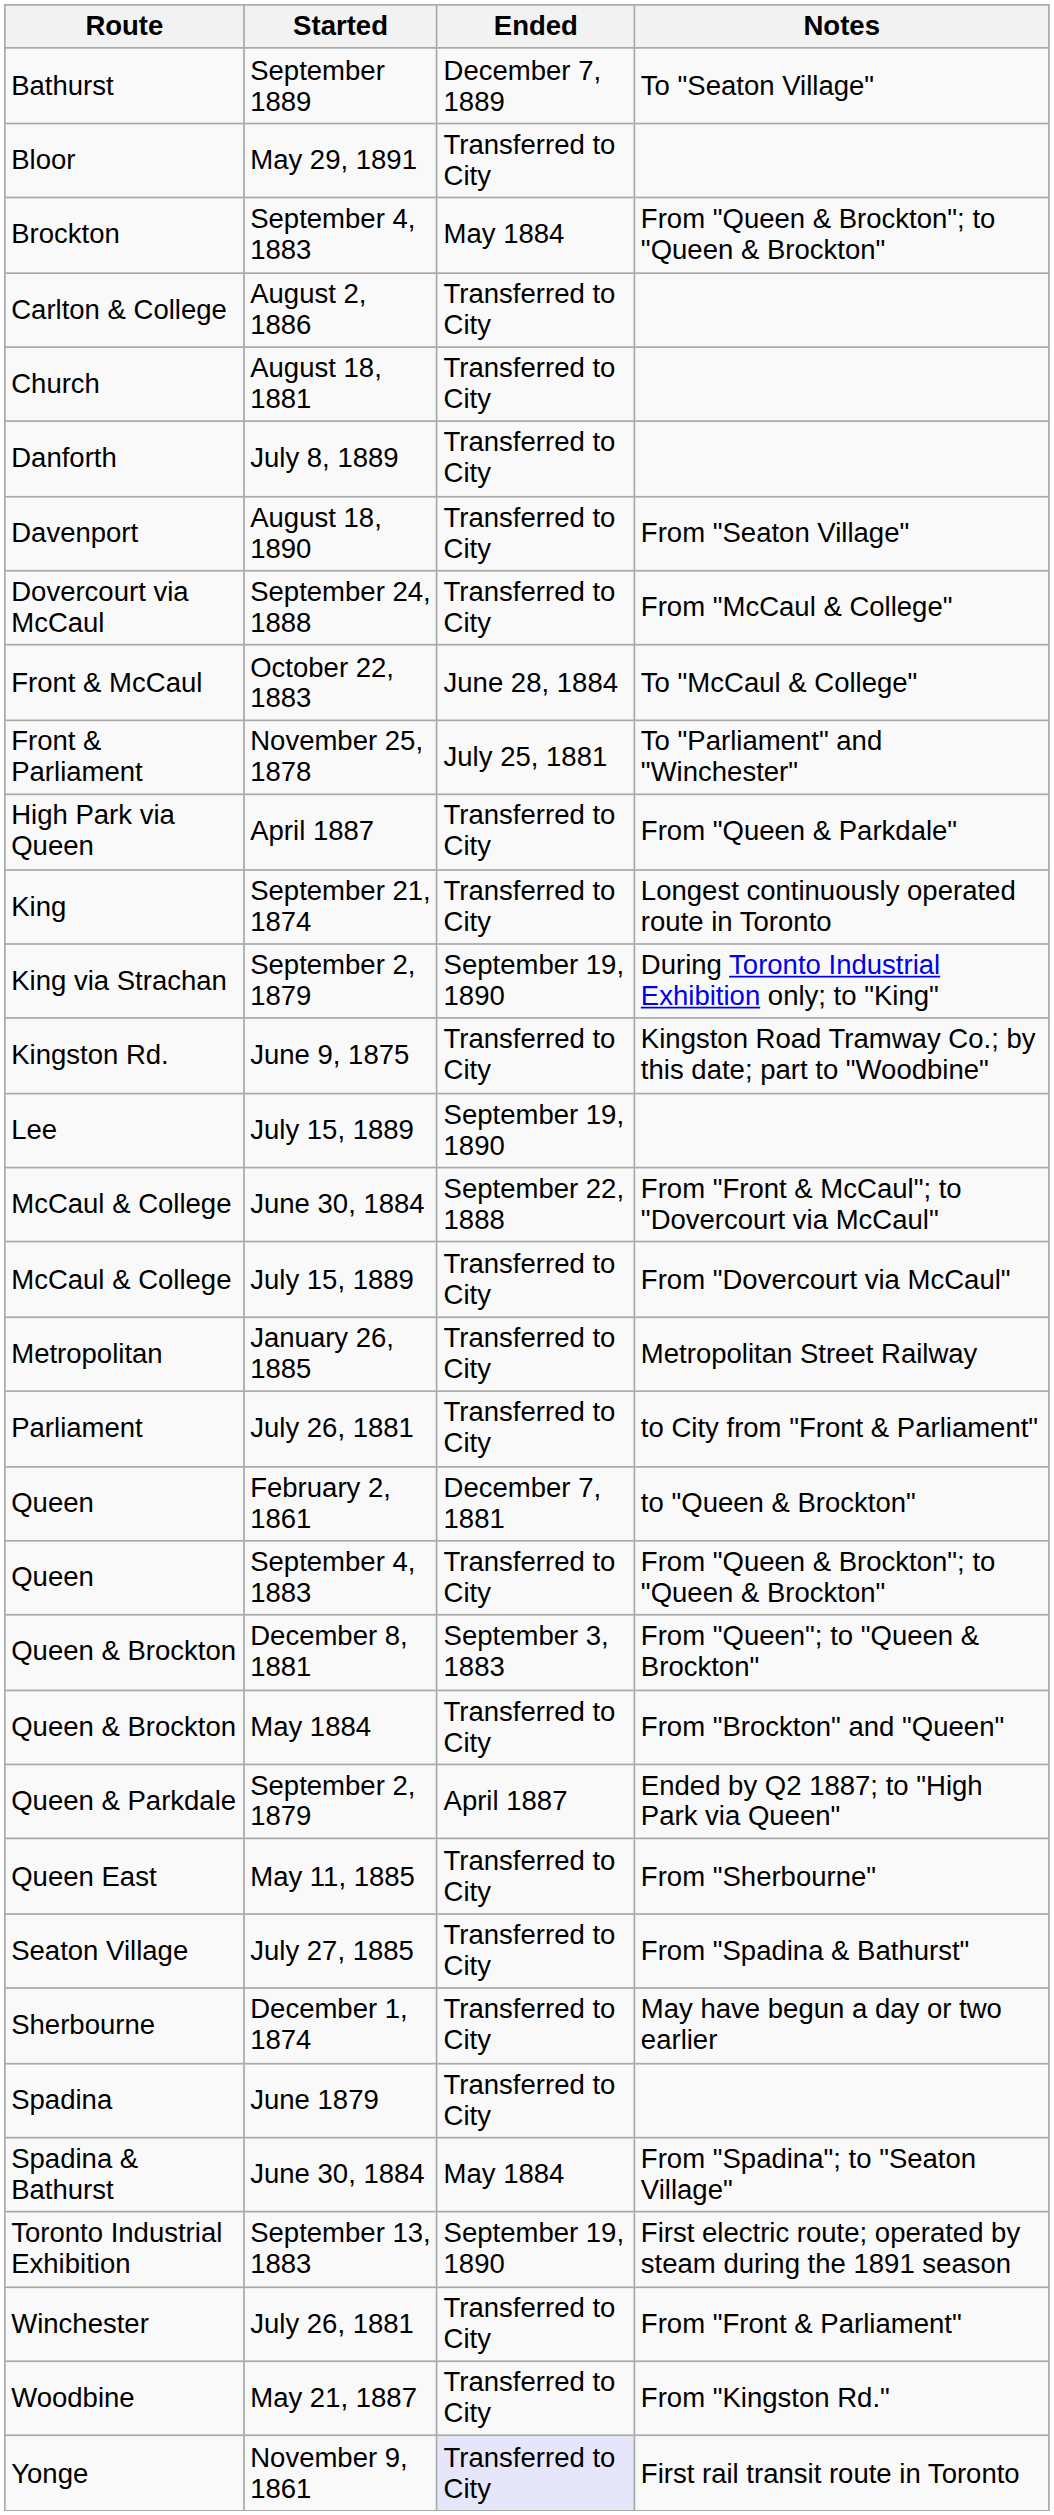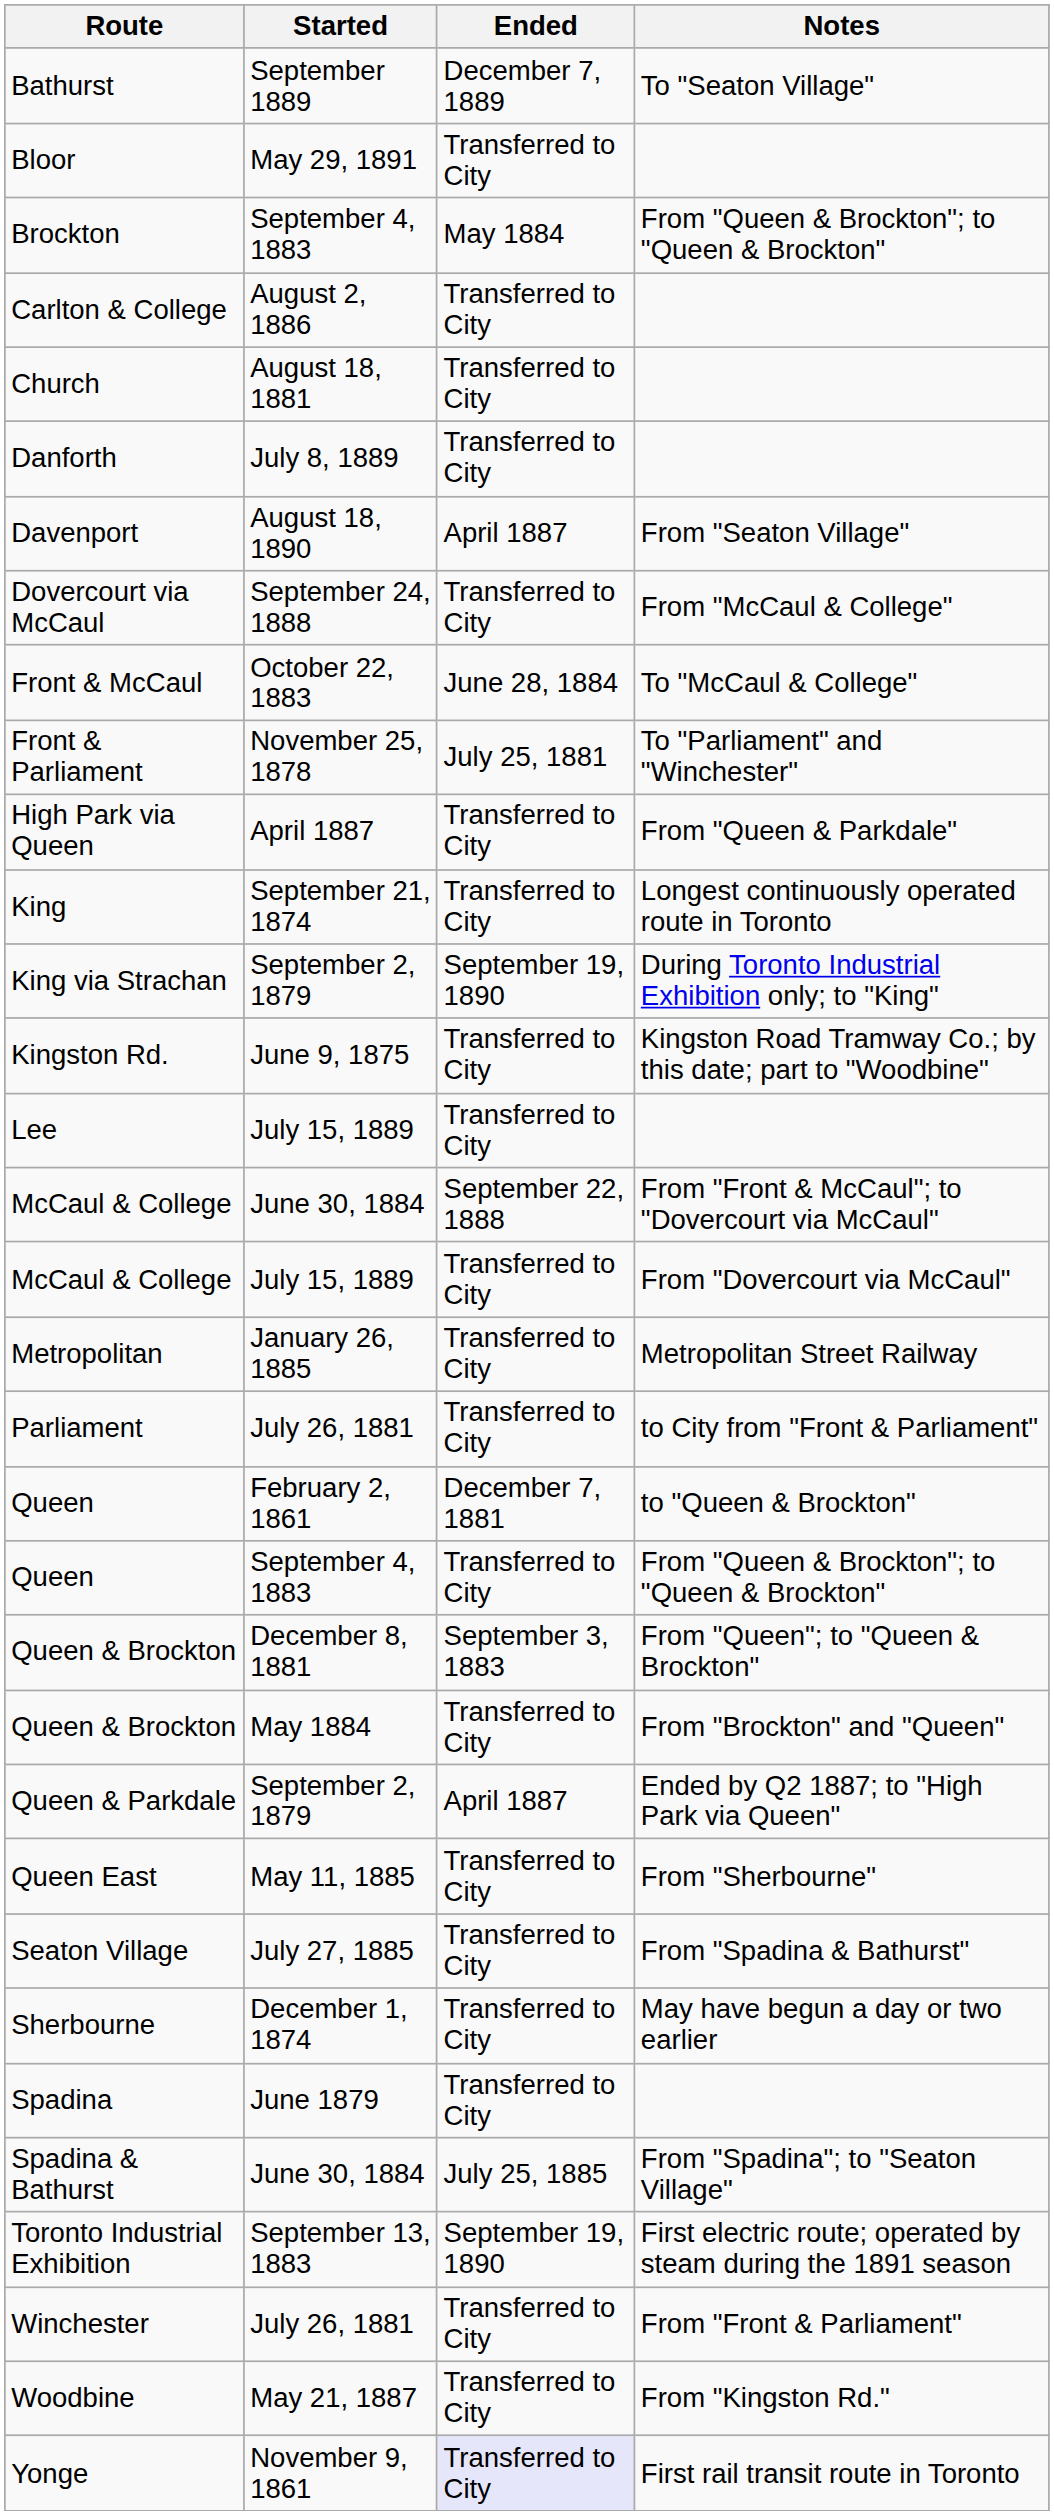(529, 533) Transferred to City -> (506, 533) April 1887
(534, 1129) September 19, 1890 -> (529, 1129) Transferred to City
(504, 2174) May 1884 -> (525, 2174) July 25, 1885
